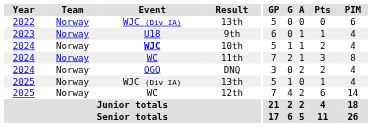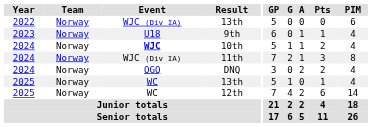(152, 58) WC -> (152, 58) WJC (Div IA)
(152, 81) WJC (Div IA) -> (152, 81) WC
